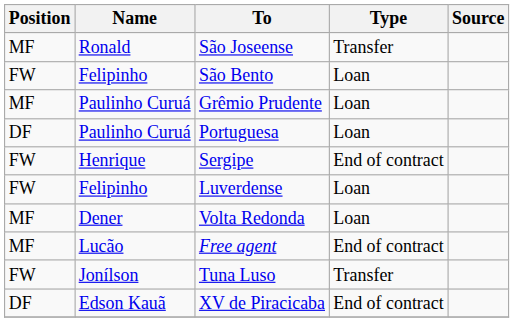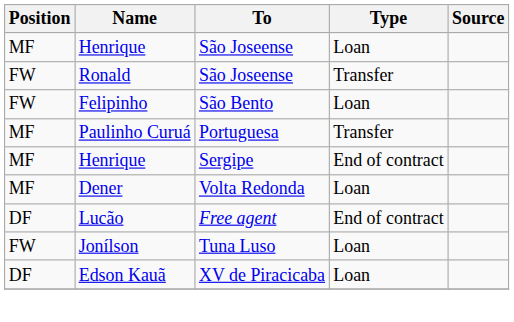+ row: (112, 47)
(22, 47) MF -> (22, 75) FW
- row: (135, 103)
(20, 132) DF -> (22, 132) MF
(352, 132) Loan -> (363, 132) Transfer
(22, 160) FW -> (22, 160) MF
- row: (113, 189)
(22, 246) MF -> (20, 217) DF
(363, 274) Transfer -> (352, 246) Loan
(388, 302) End of contract -> (352, 274) Loan
